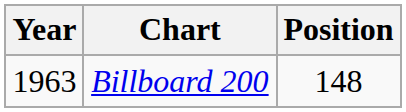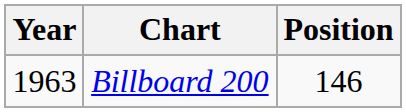(338, 80) 148 -> (338, 80) 146
